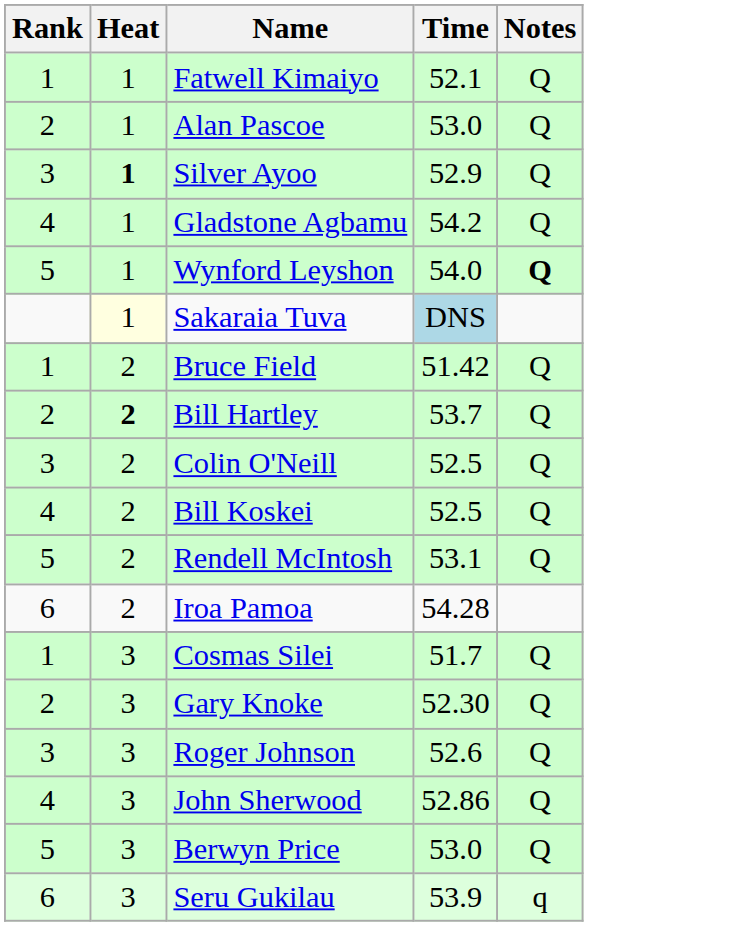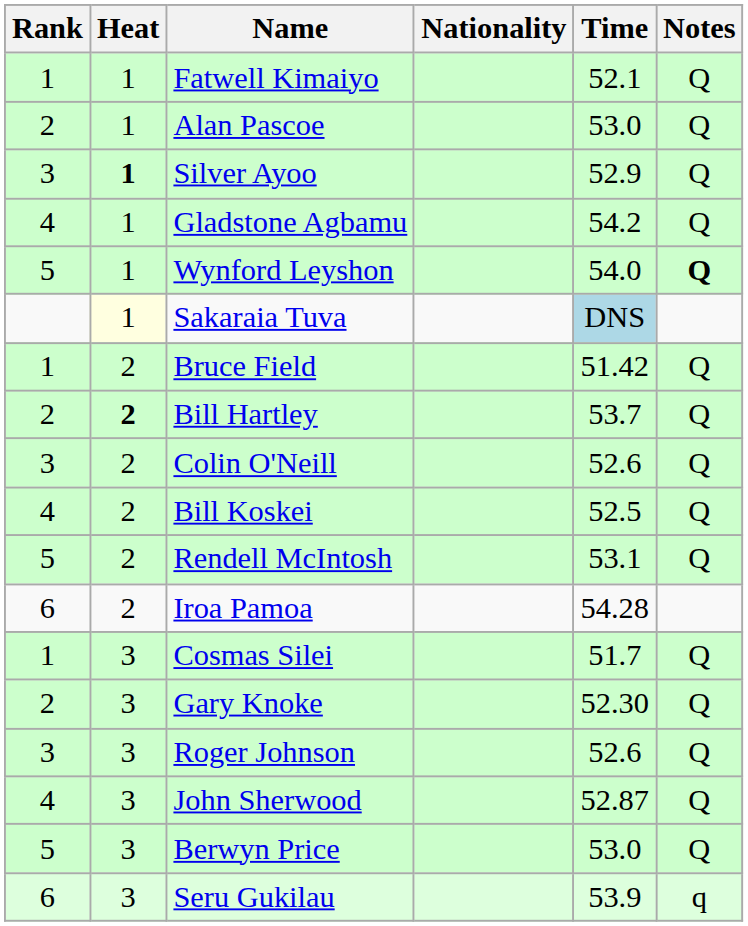+ column: (494, 28)
(456, 462) 52.5 -> (615, 462) 52.6
(456, 800) 52.86 -> (615, 800) 52.87
